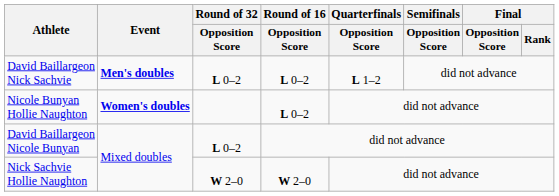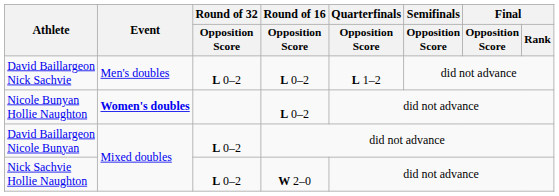(137, 73) bold -> (135, 73) normal
(227, 181) W 2–0 -> (227, 181) L 0–2
